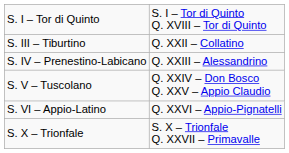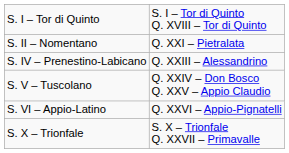+ row: (52, 43)
- row: (46, 43)
